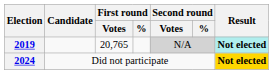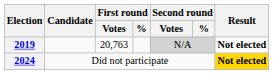(114, 45) 20,765 -> (114, 45) 20,763
(242, 45) paleturquoise background -> (242, 45) no background
